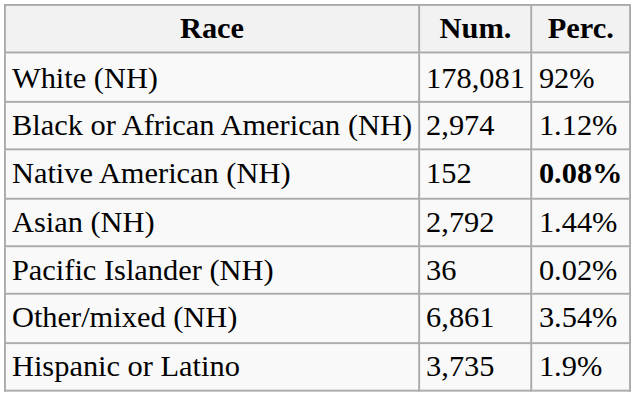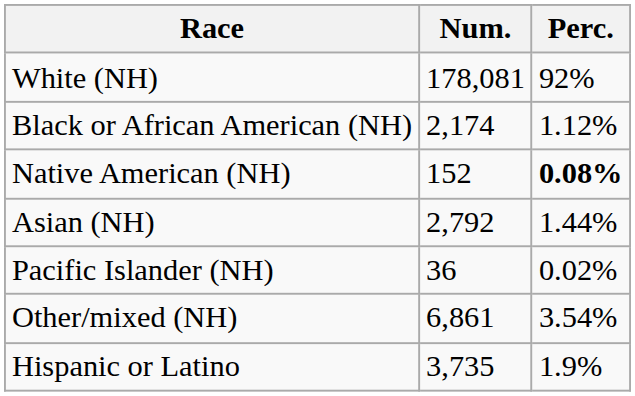(460, 125) 2,974 -> (460, 125) 2,174
